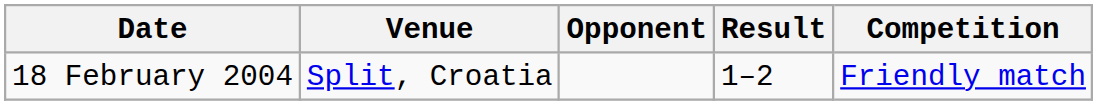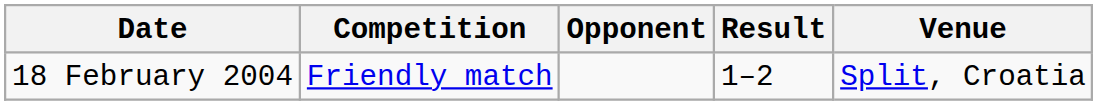columns swapped: (430, 29) <-> (963, 29)
